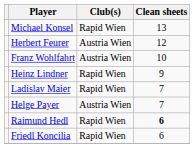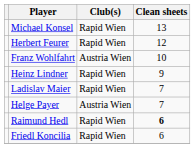(105, 43) Austria Wien -> (103, 43) Rapid Wien
